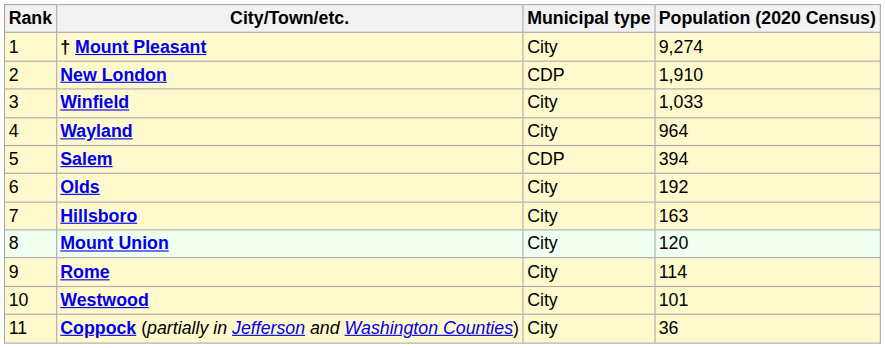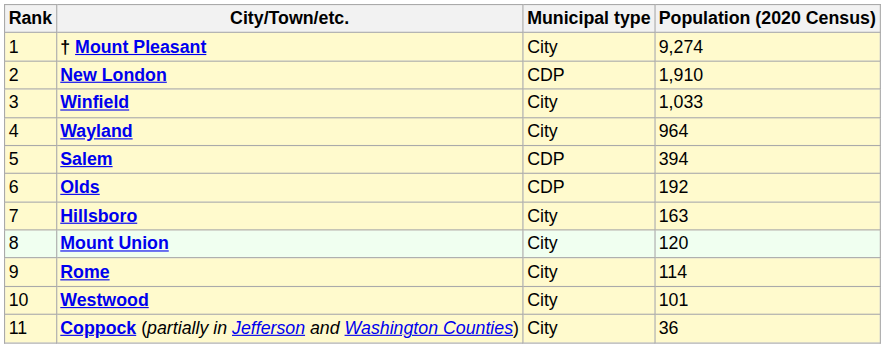(542, 187) City -> (546, 187) CDP
